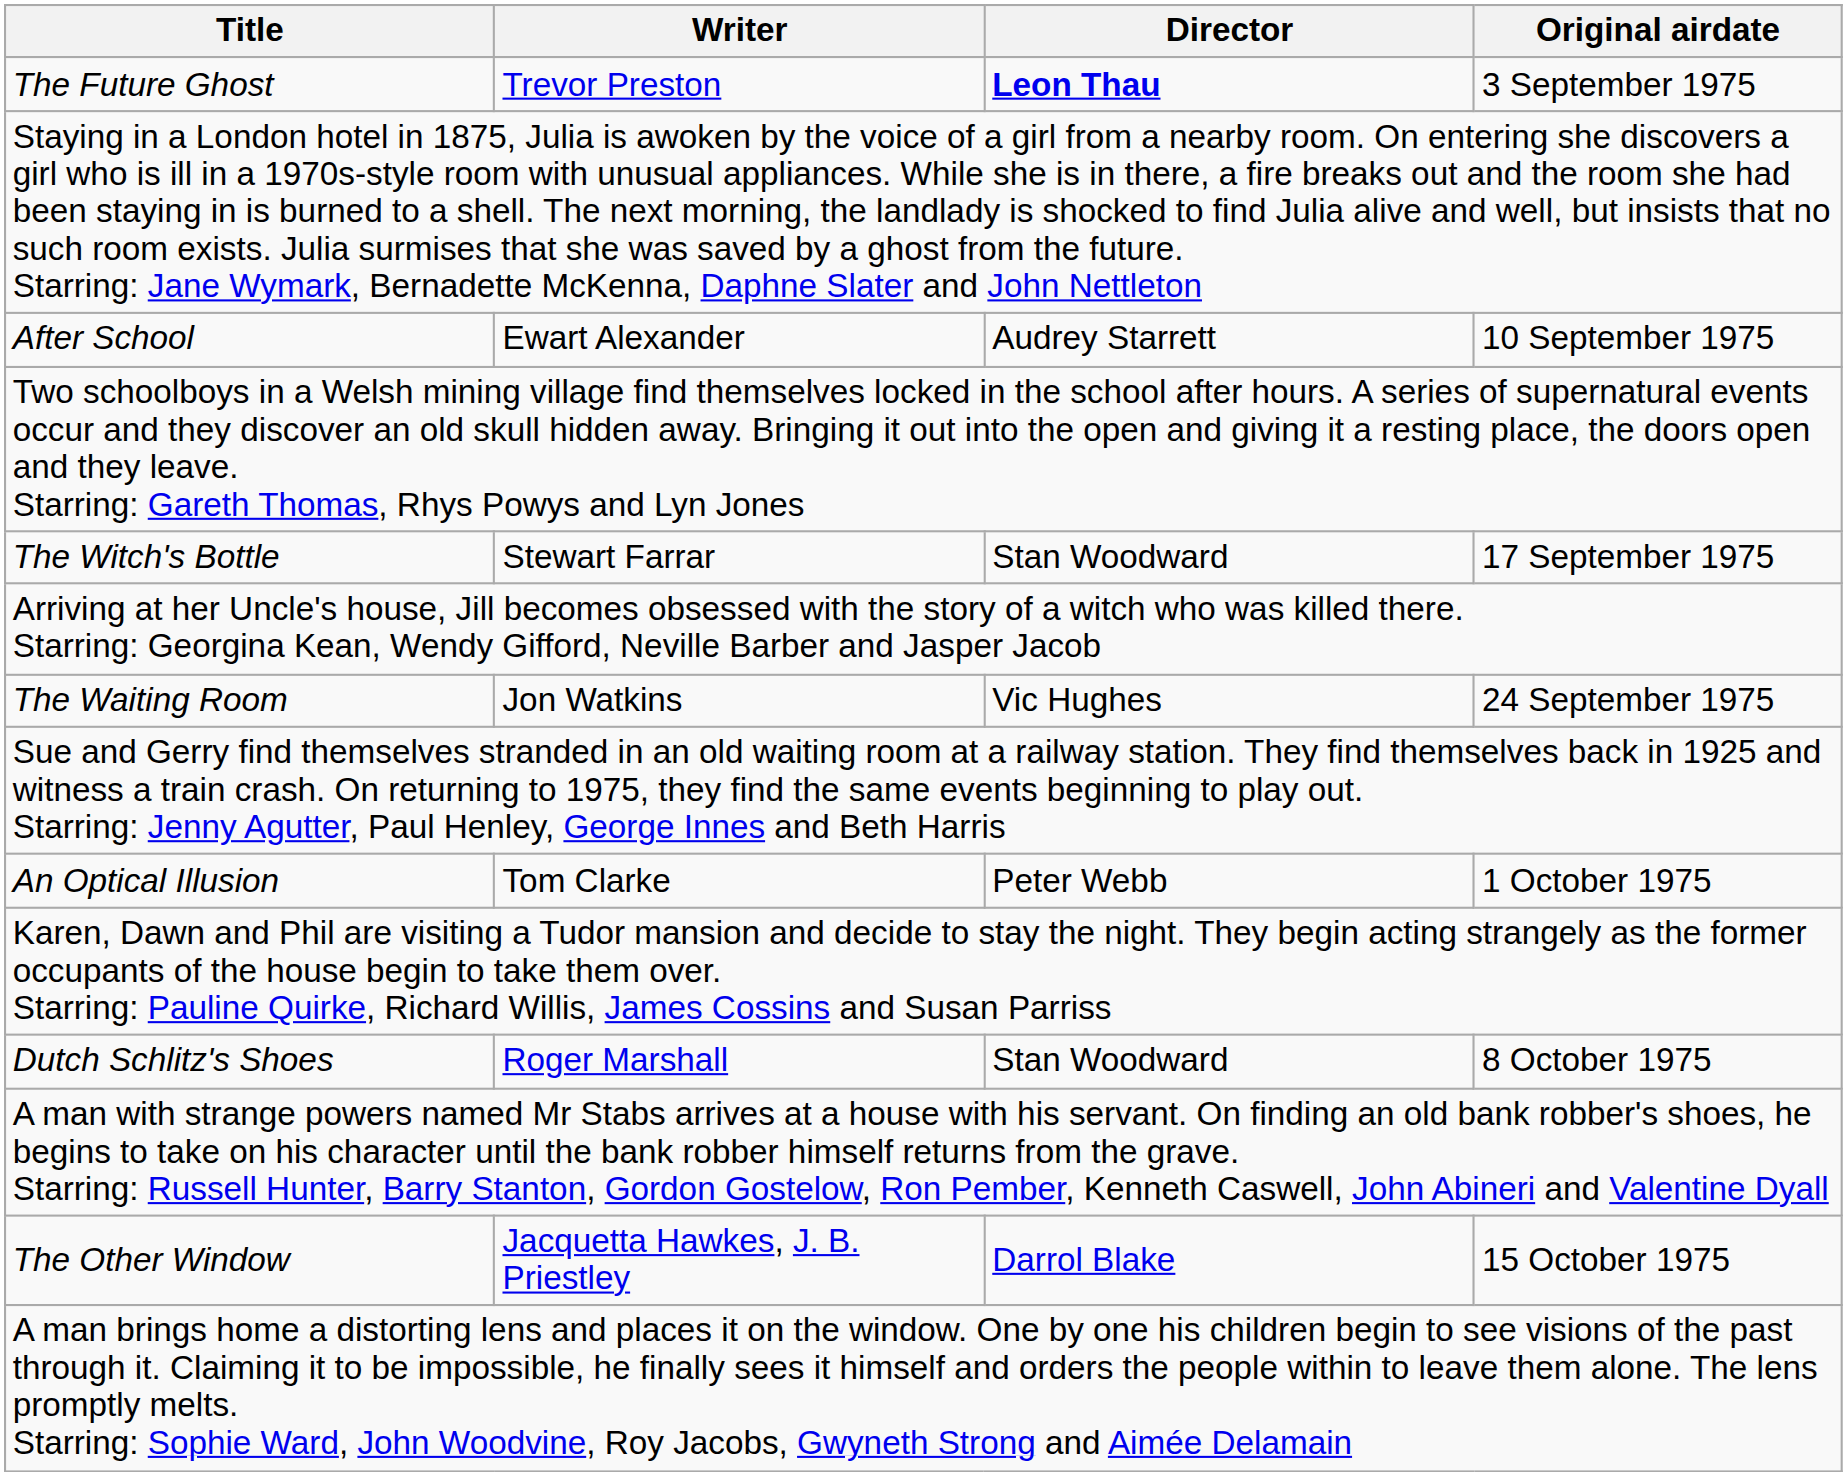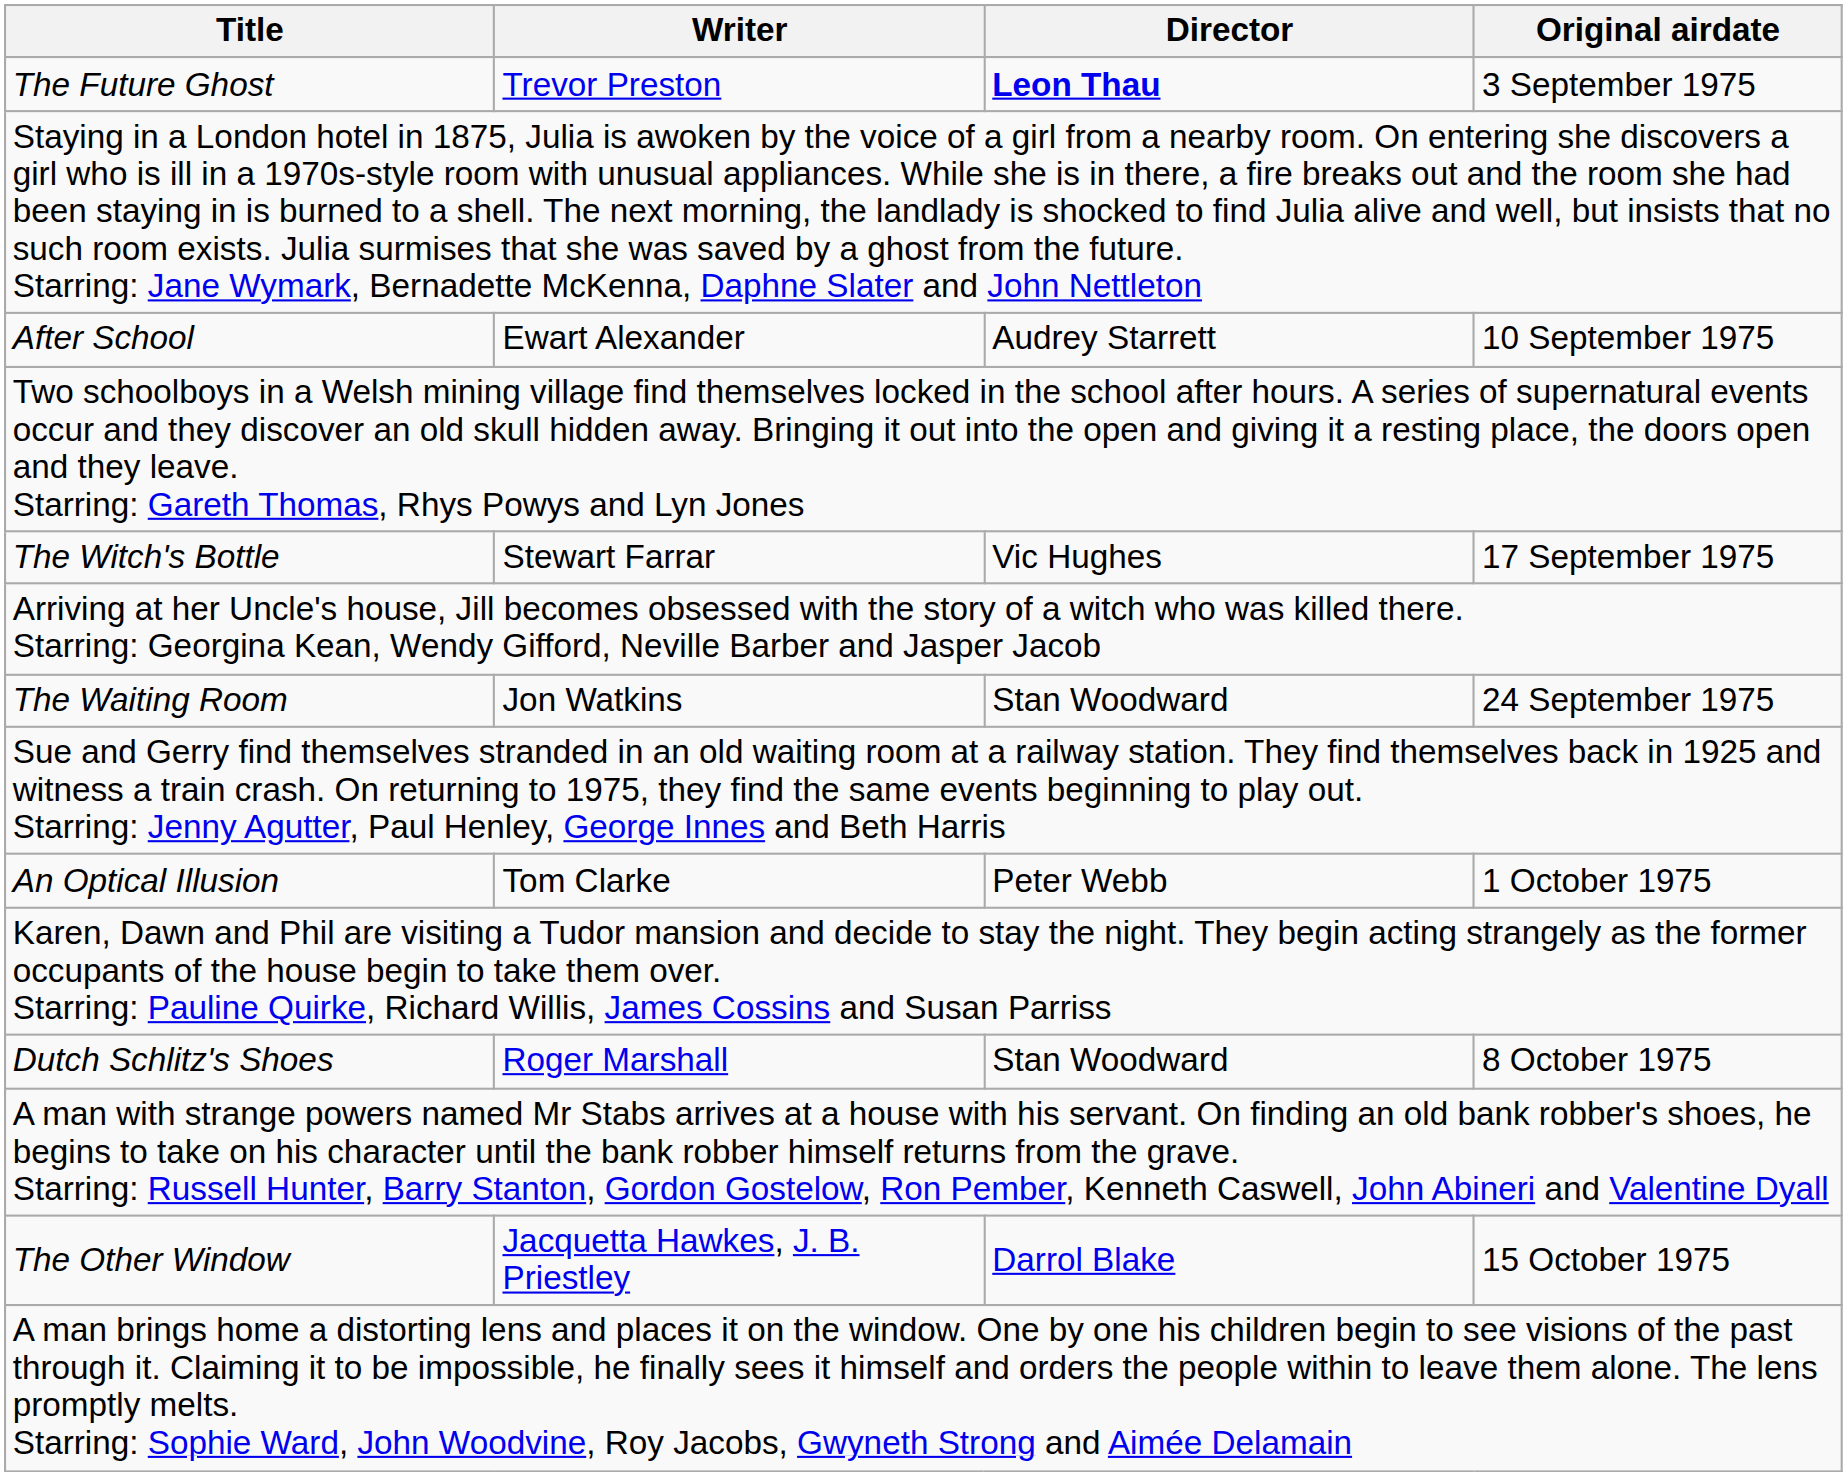(1110, 556) Stan Woodward -> (1077, 556) Vic Hughes
(1077, 699) Vic Hughes -> (1110, 699) Stan Woodward
